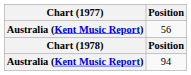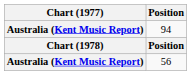rows swapped: (166, 29) <-> (166, 62)
